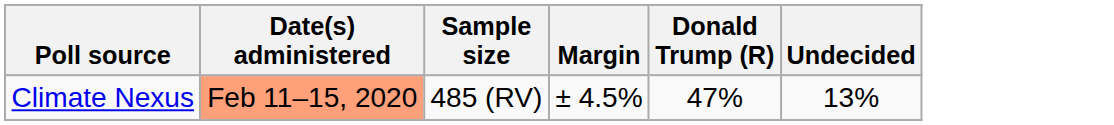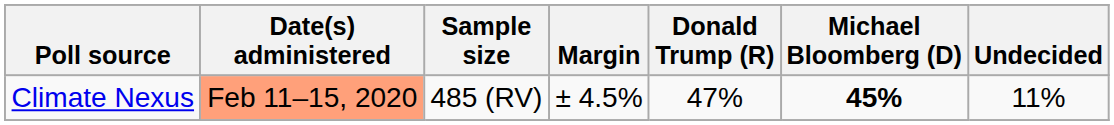+ column: (874, 41)
(851, 98) 13% -> (1038, 98) 11%
